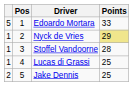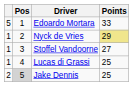(106, 49) 28 -> (106, 49) 27
(22, 75) no background -> (22, 75) lightgrey background
